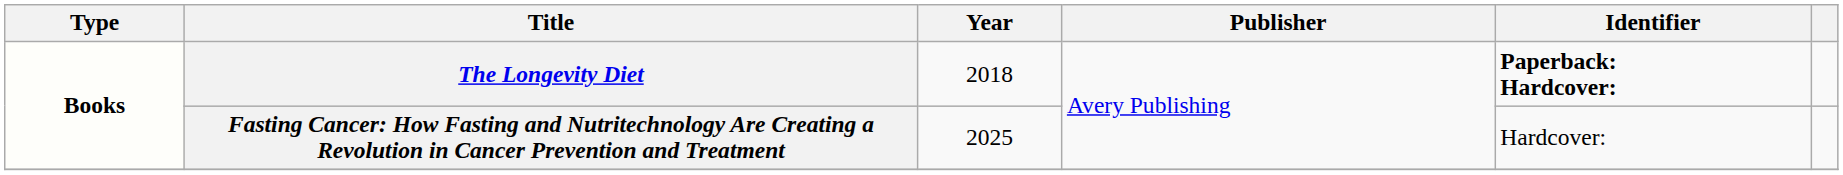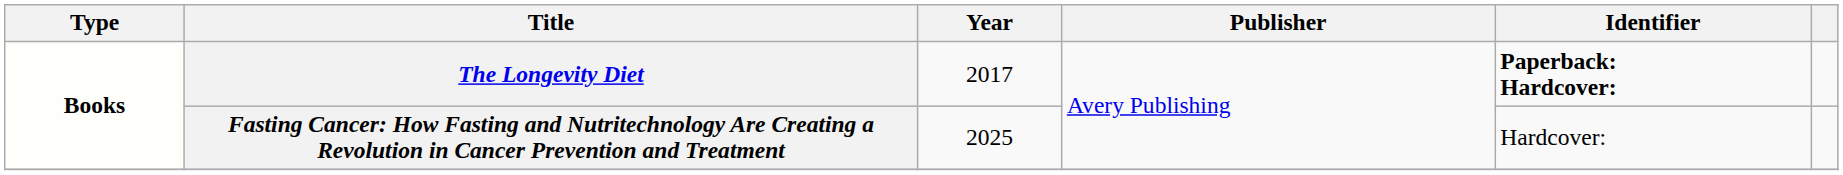(990, 73) 2018 -> (990, 73) 2017
